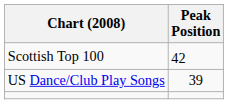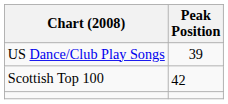rows swapped: (86, 80) <-> (56, 56)
